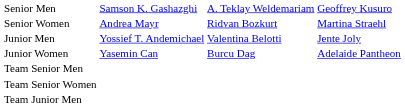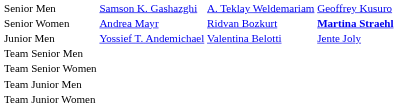(352, 23) normal -> (355, 23) bold
- row: (36, 53)
+ row: (50, 99)
